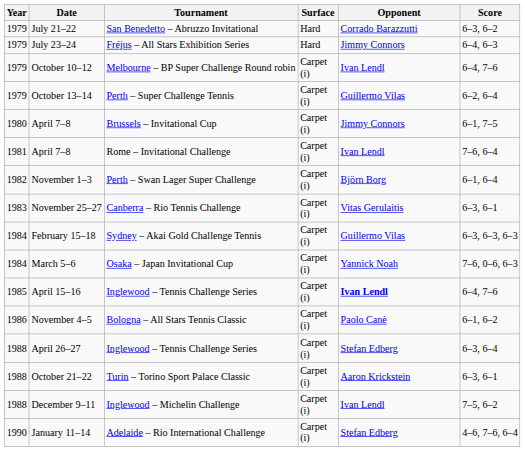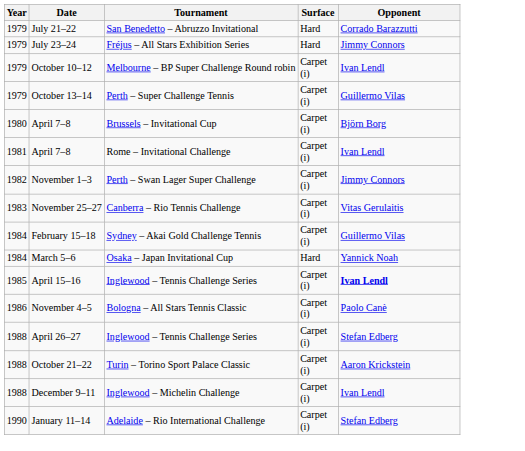- column: (490, 12)
(373, 123) Jimmy Connors -> (363, 123) Björn Borg
(363, 179) Björn Borg -> (373, 179) Jimmy Connors
(314, 263) Carpet (i) -> (310, 257) Hard
